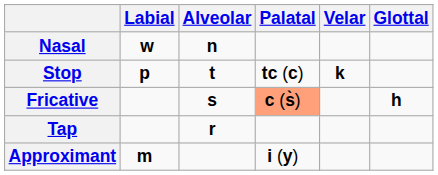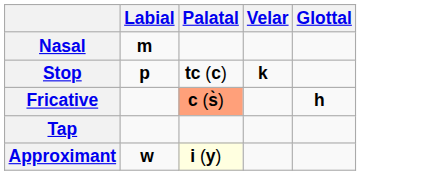- column: (217, 18)
(149, 45) w -> (149, 45) m
(149, 156) m -> (149, 156) w
(288, 156) no background -> (211, 156) lightyellow background
